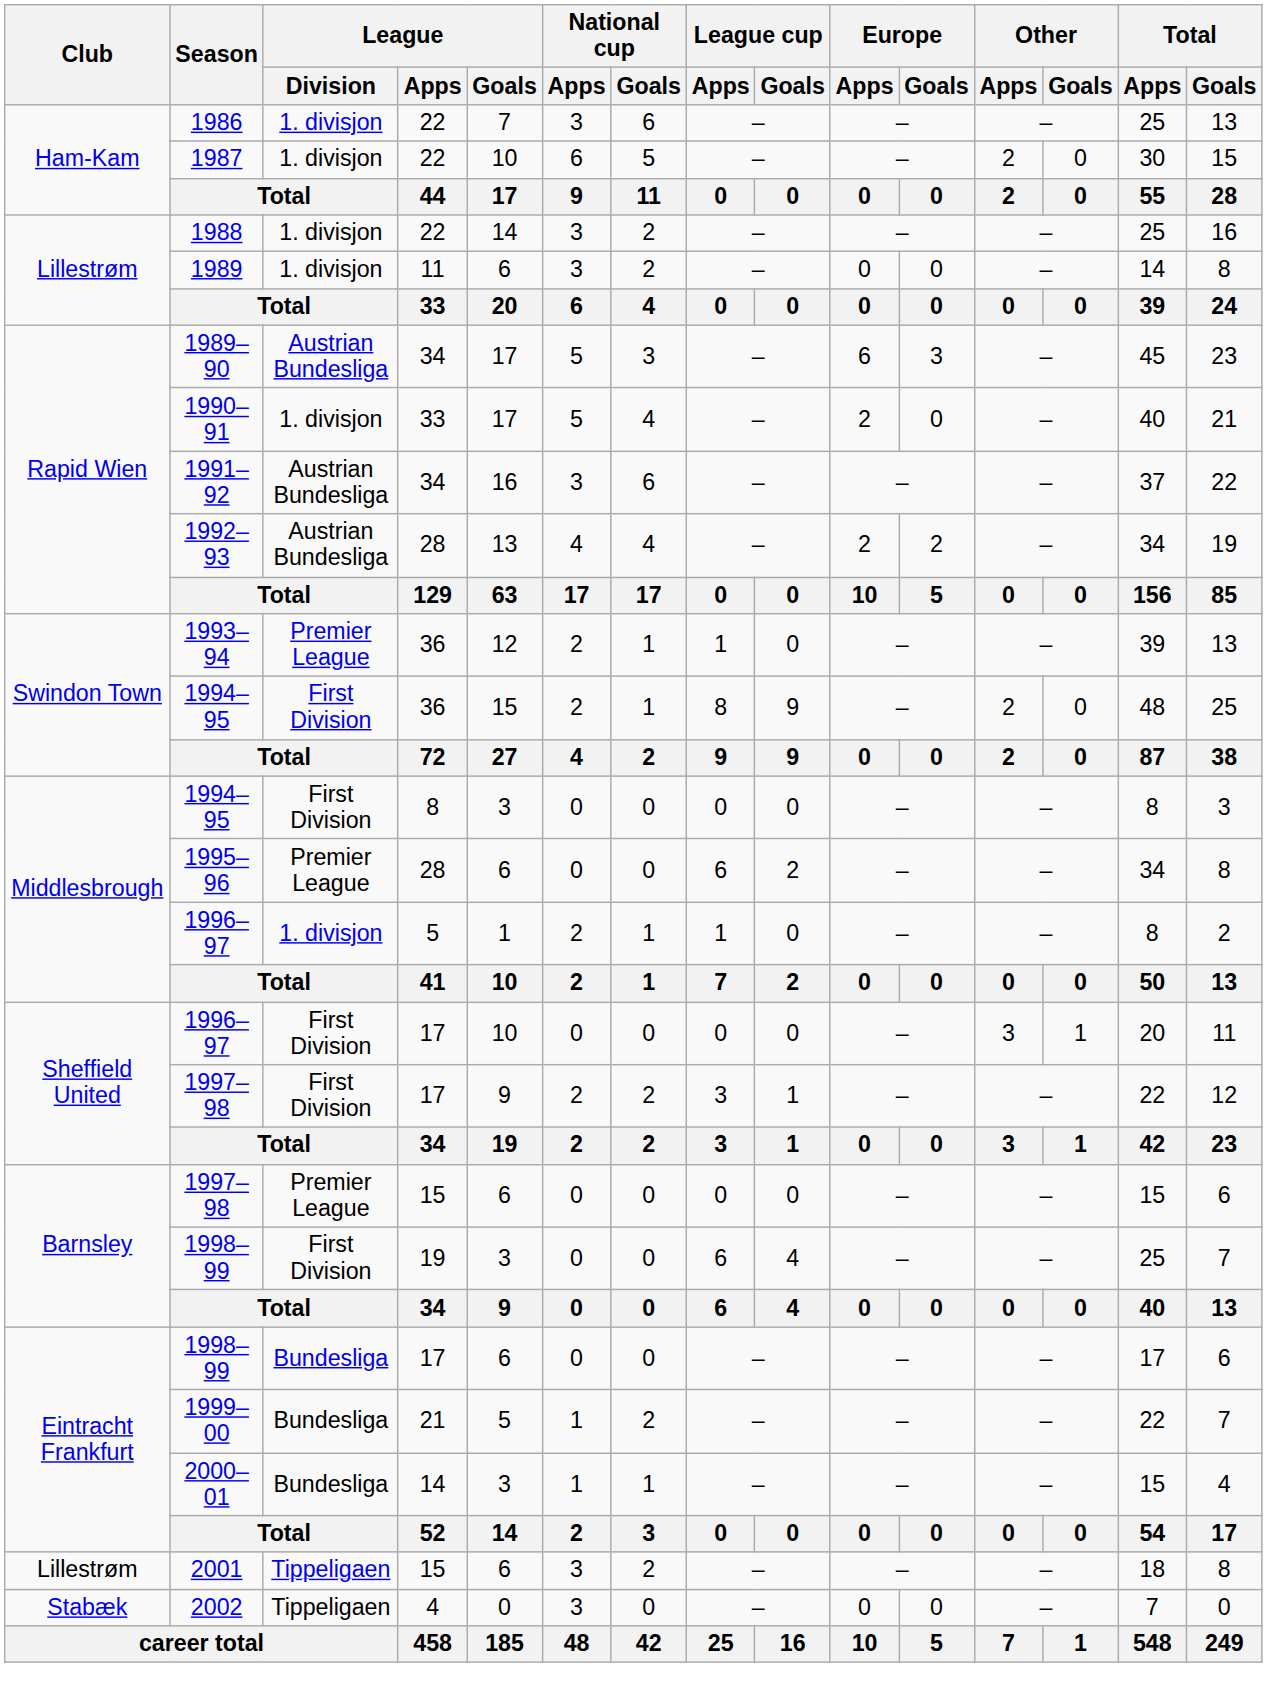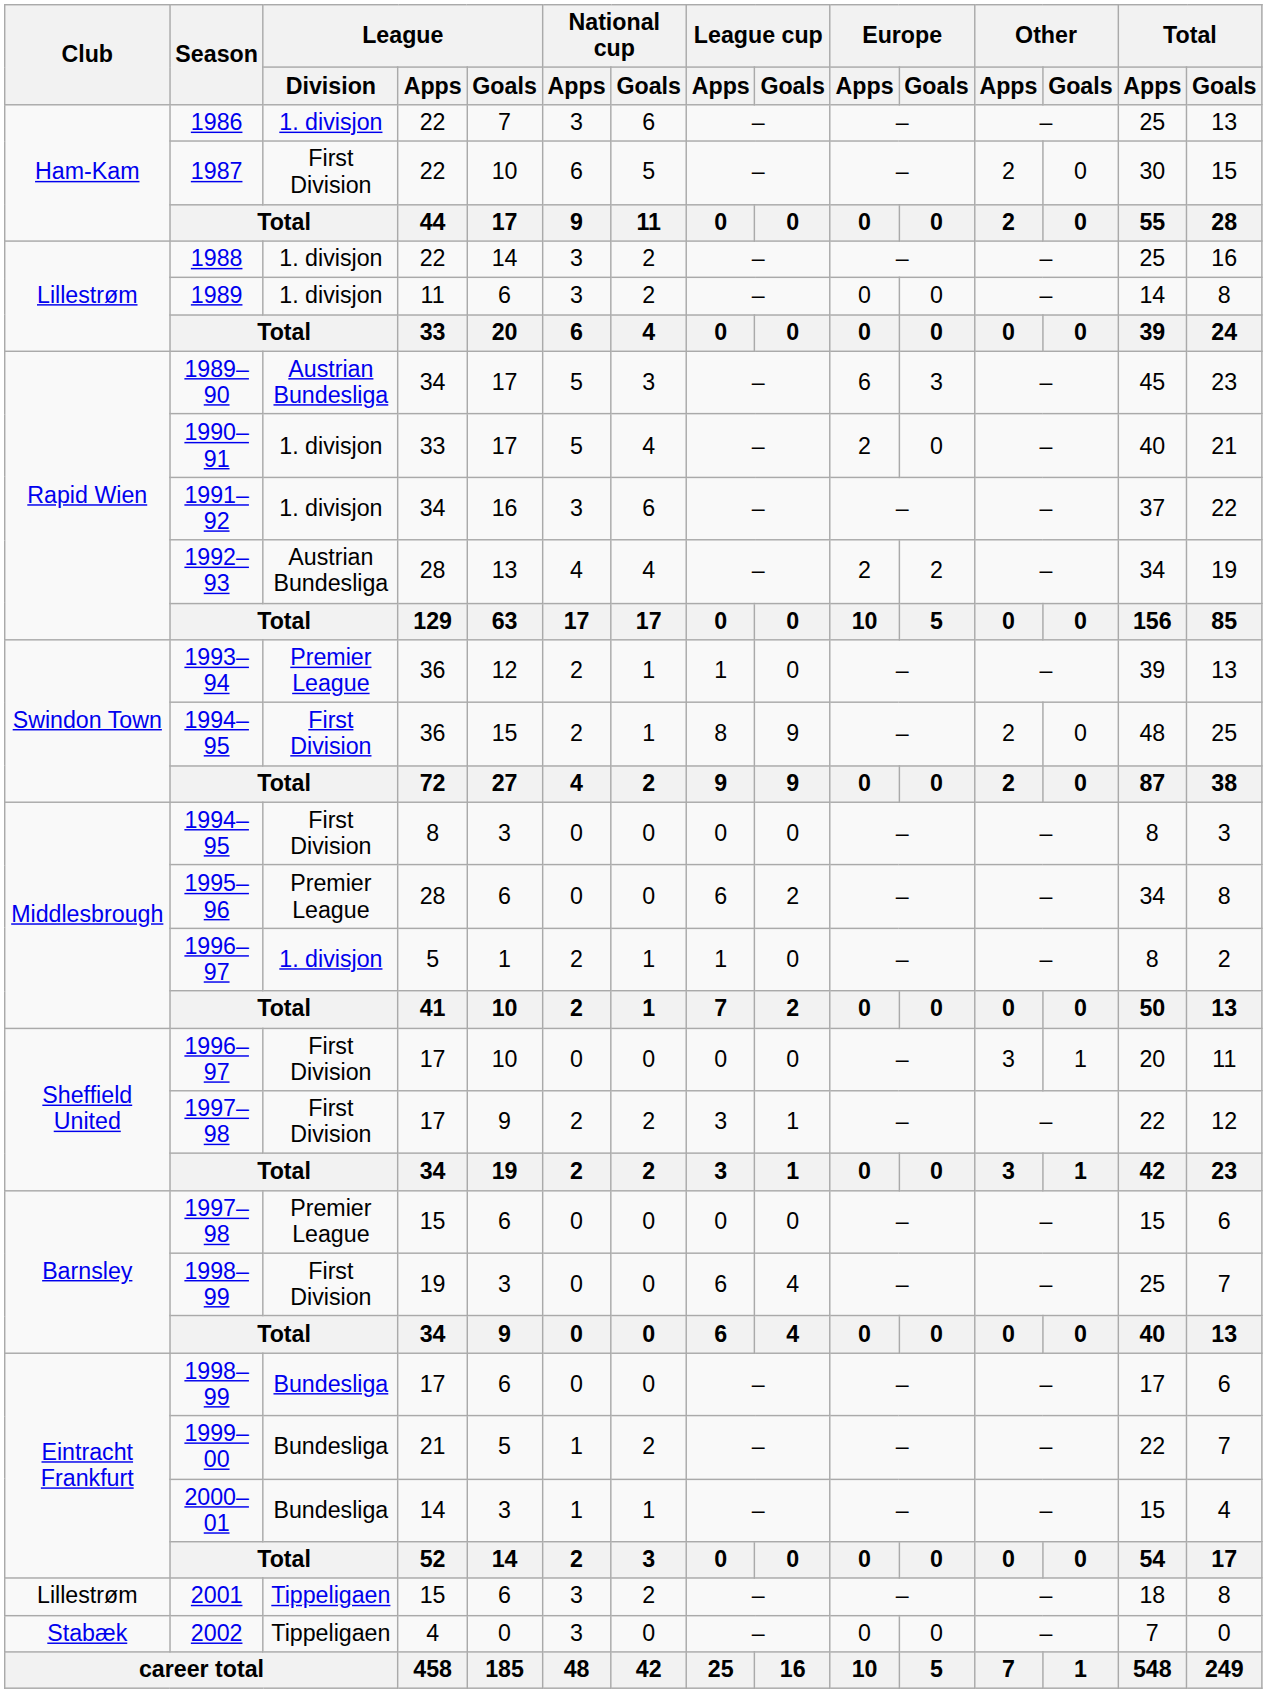(331, 159) 1. divisjon -> (331, 172) First Division
(331, 482) Austrian Bundesliga -> (331, 508) 1. divisjon
